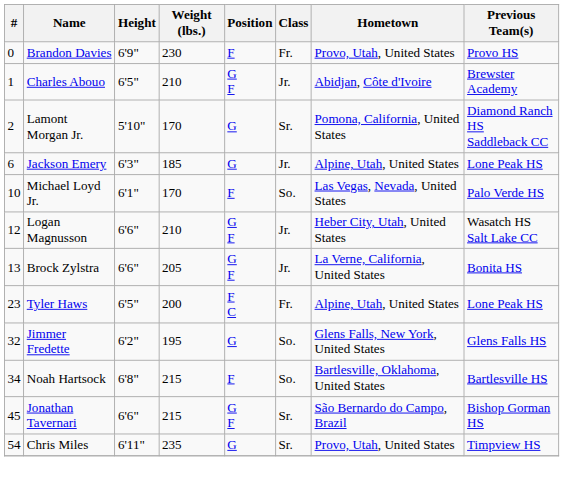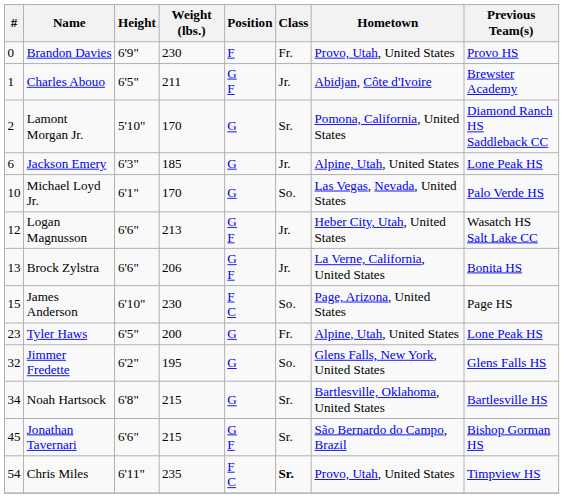(172, 82) 210 -> (172, 82) 211
(231, 193) F -> (232, 193) G
(172, 230) 210 -> (172, 230) 213
(172, 267) 205 -> (172, 267) 206
+ row: (52, 304)
(232, 304) F C -> (232, 333) G
(231, 378) F -> (232, 400) G
(287, 378) So. -> (286, 400) Sr.
(232, 445) G -> (232, 474) F C
(286, 445) normal -> (286, 474) bold
